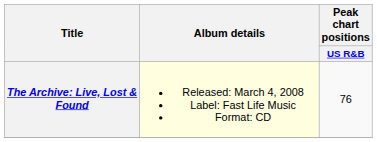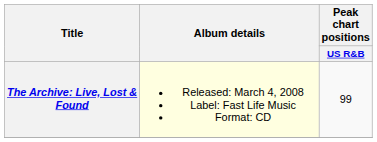(346, 99) 76 -> (346, 99) 99
